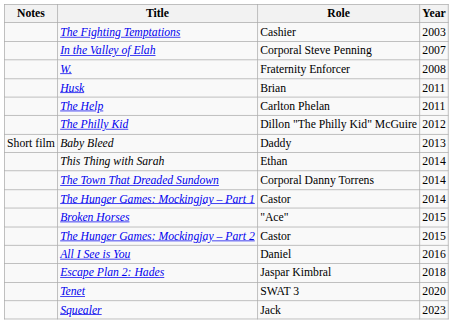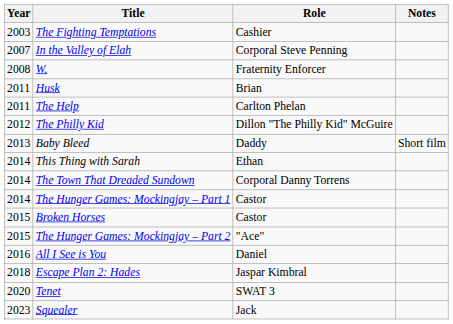columns swapped: (434, 13) <-> (31, 13)
(274, 217) "Ace" -> (251, 217) Castor
(275, 236) Castor -> (250, 236) "Ace"
